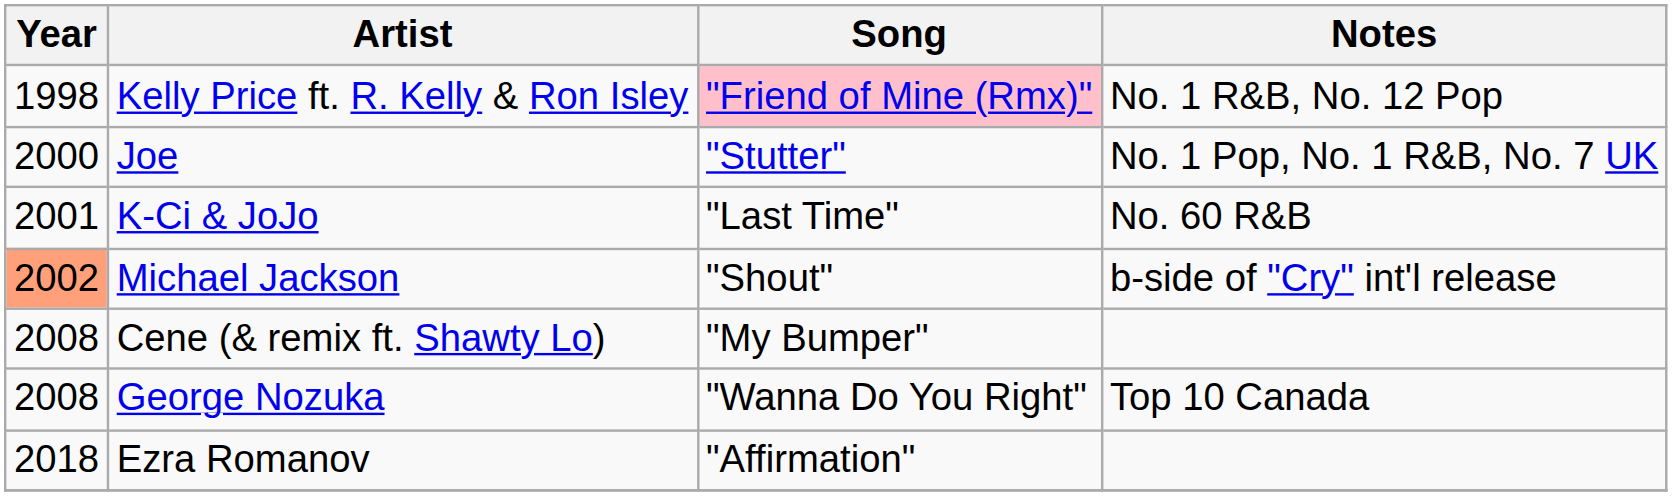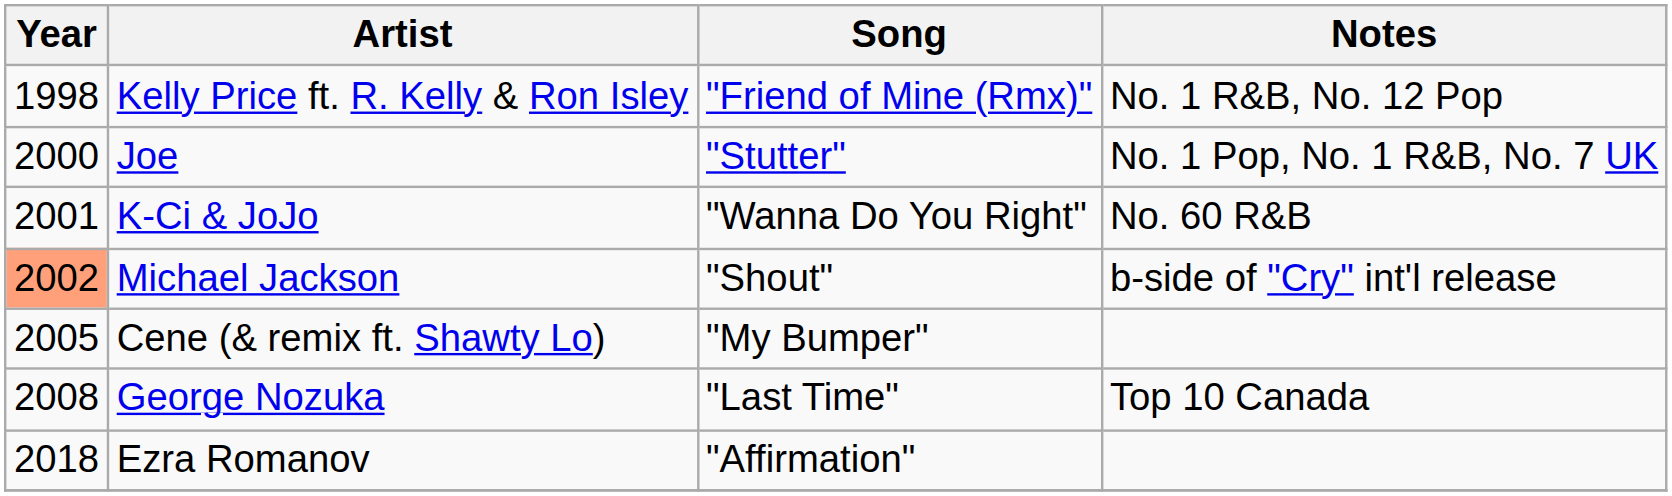(899, 95) pink background -> (899, 95) no background
(802, 216) "Last Time" -> (896, 216) "Wanna Do You Right"
(57, 338) 2008 -> (57, 338) 2005
(896, 398) "Wanna Do You Right" -> (802, 398) "Last Time"
